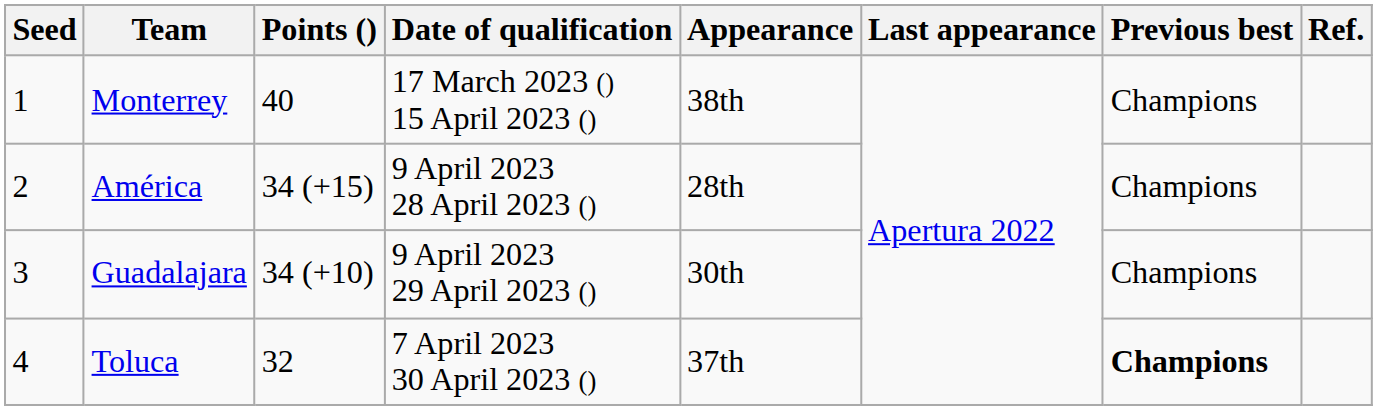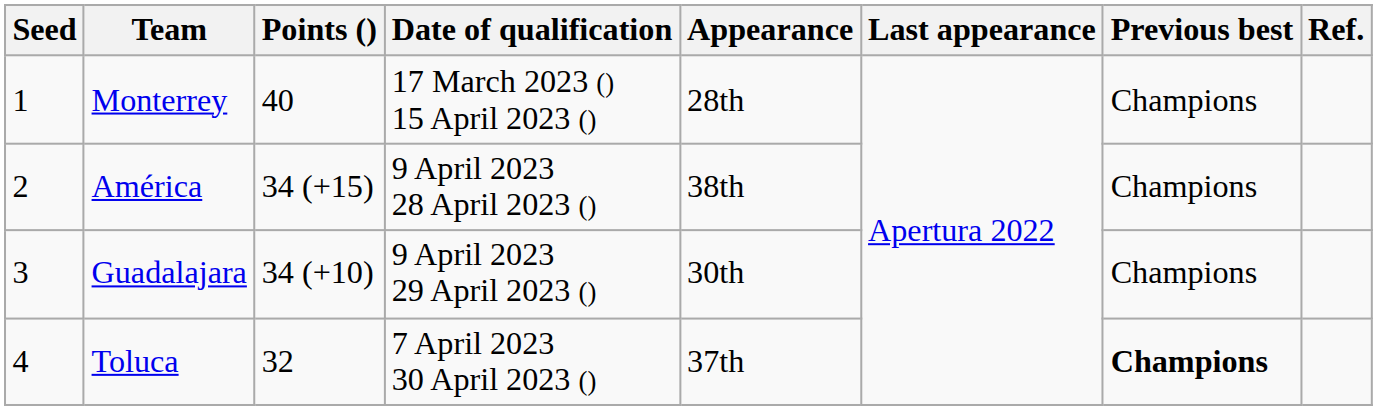(716, 99) 38th -> (716, 99) 28th
(716, 186) 28th -> (716, 186) 38th
